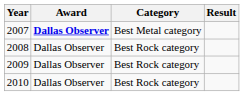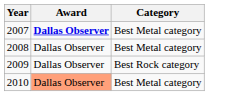- column: (221, 13)
(156, 47) Best Rock category -> (158, 47) Best Metal category
(69, 82) no background -> (69, 82) lightsalmon background
(156, 82) Best Rock category -> (158, 82) Best Metal category
